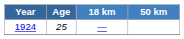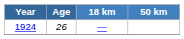(61, 27) 25 -> (61, 27) 26
